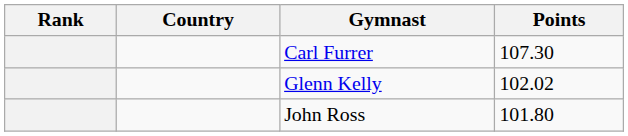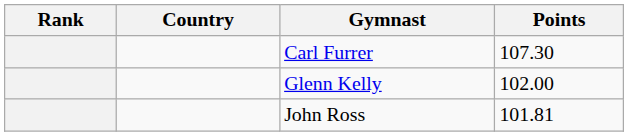(527, 83) 102.02 -> (527, 83) 102.00
(527, 114) 101.80 -> (527, 114) 101.81
